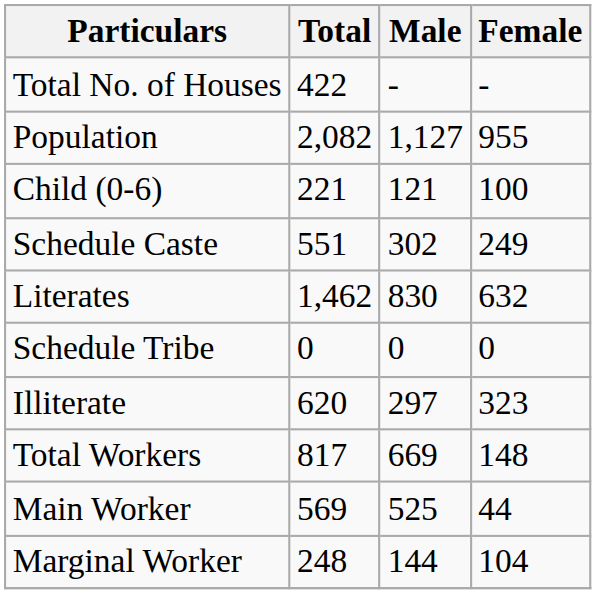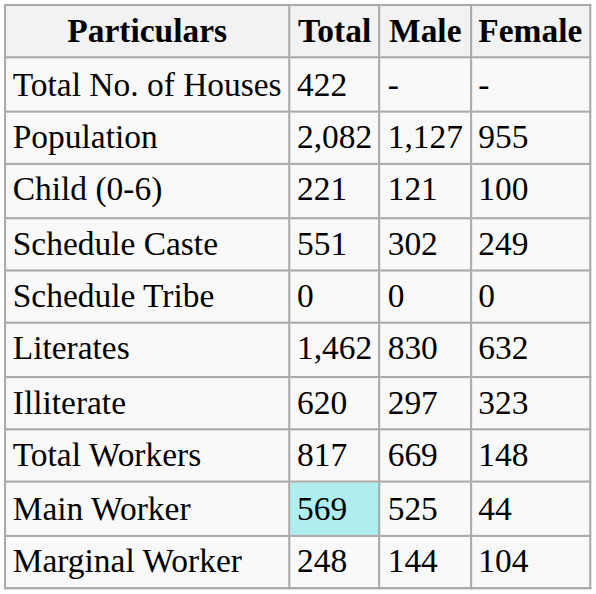rows swapped: (114, 349) <-> (71, 296)
(322, 508) no background -> (322, 508) paleturquoise background
